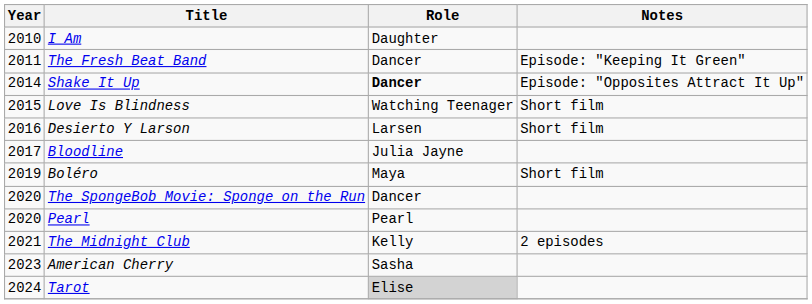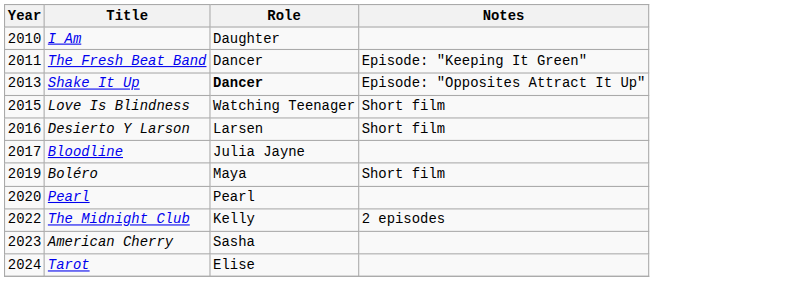(25, 84) 2014 -> (25, 84) 2013
- row: (206, 197)
(25, 243) 2021 -> (25, 220) 2022
(393, 288) lightgrey background -> (234, 265) no background
